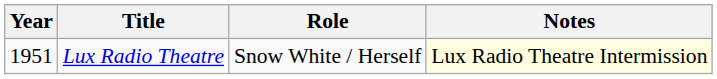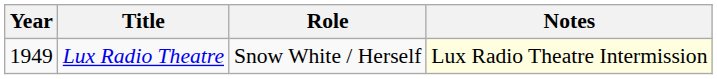(31, 55) 1951 -> (31, 55) 1949
